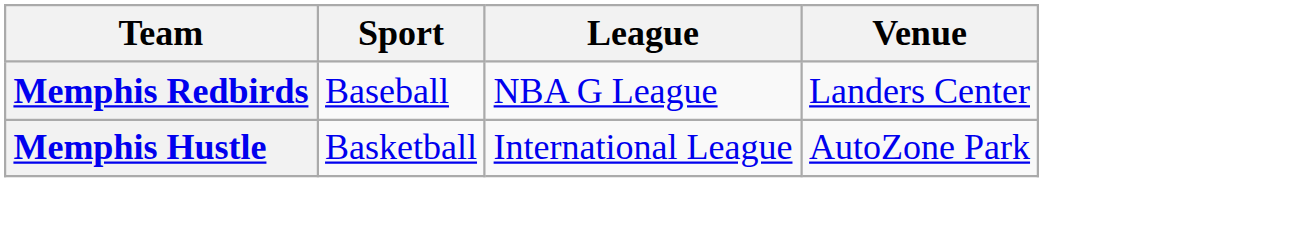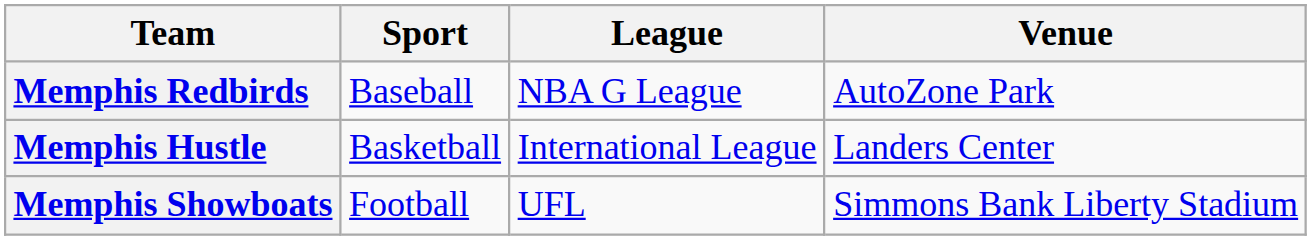(920, 90) Landers Center -> (944, 90) AutoZone Park
(920, 147) AutoZone Park -> (944, 147) Landers Center
+ row: (173, 204)
